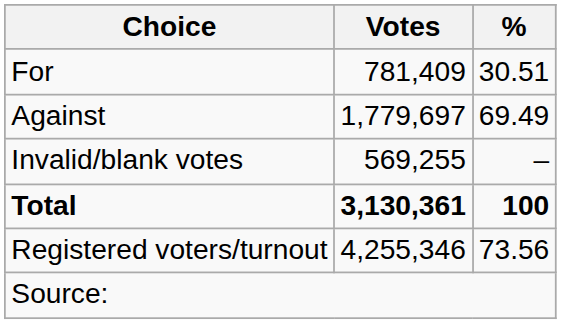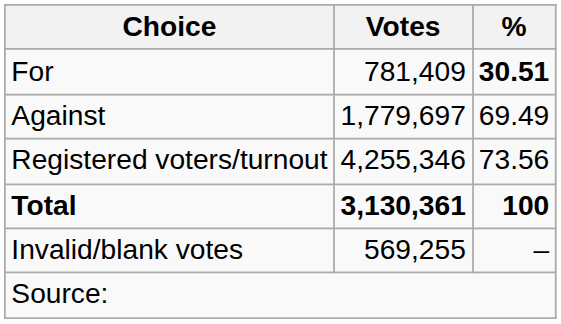(514, 71) normal -> (514, 71) bold
rows swapped: (127, 160) <-> (169, 250)
